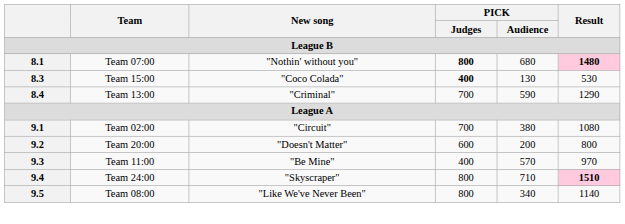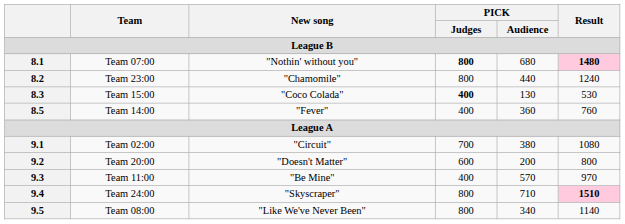+ row: (37, 78)
- row: (37, 95)
+ row: (37, 111)
